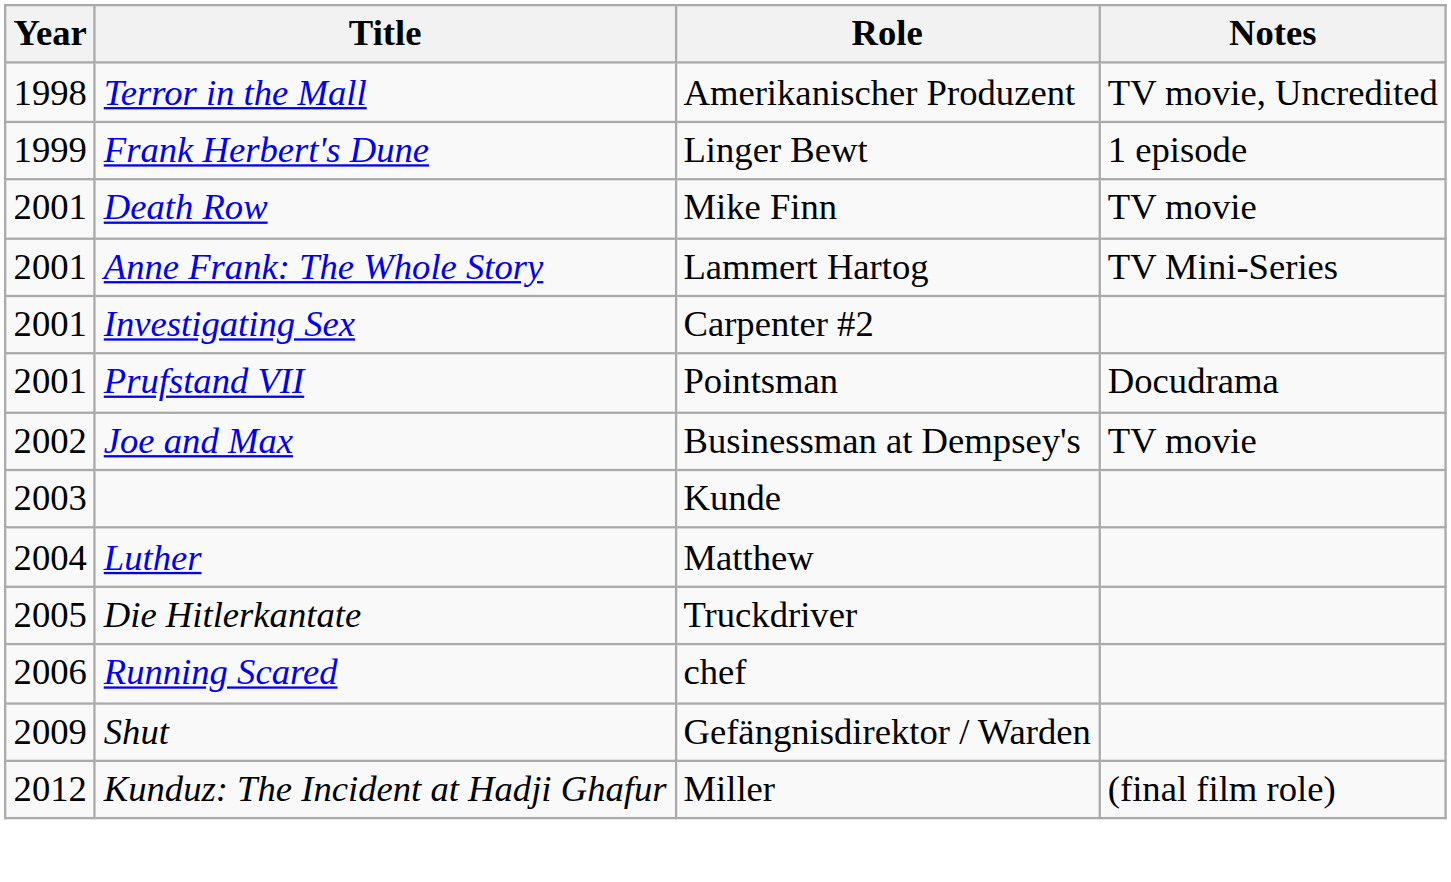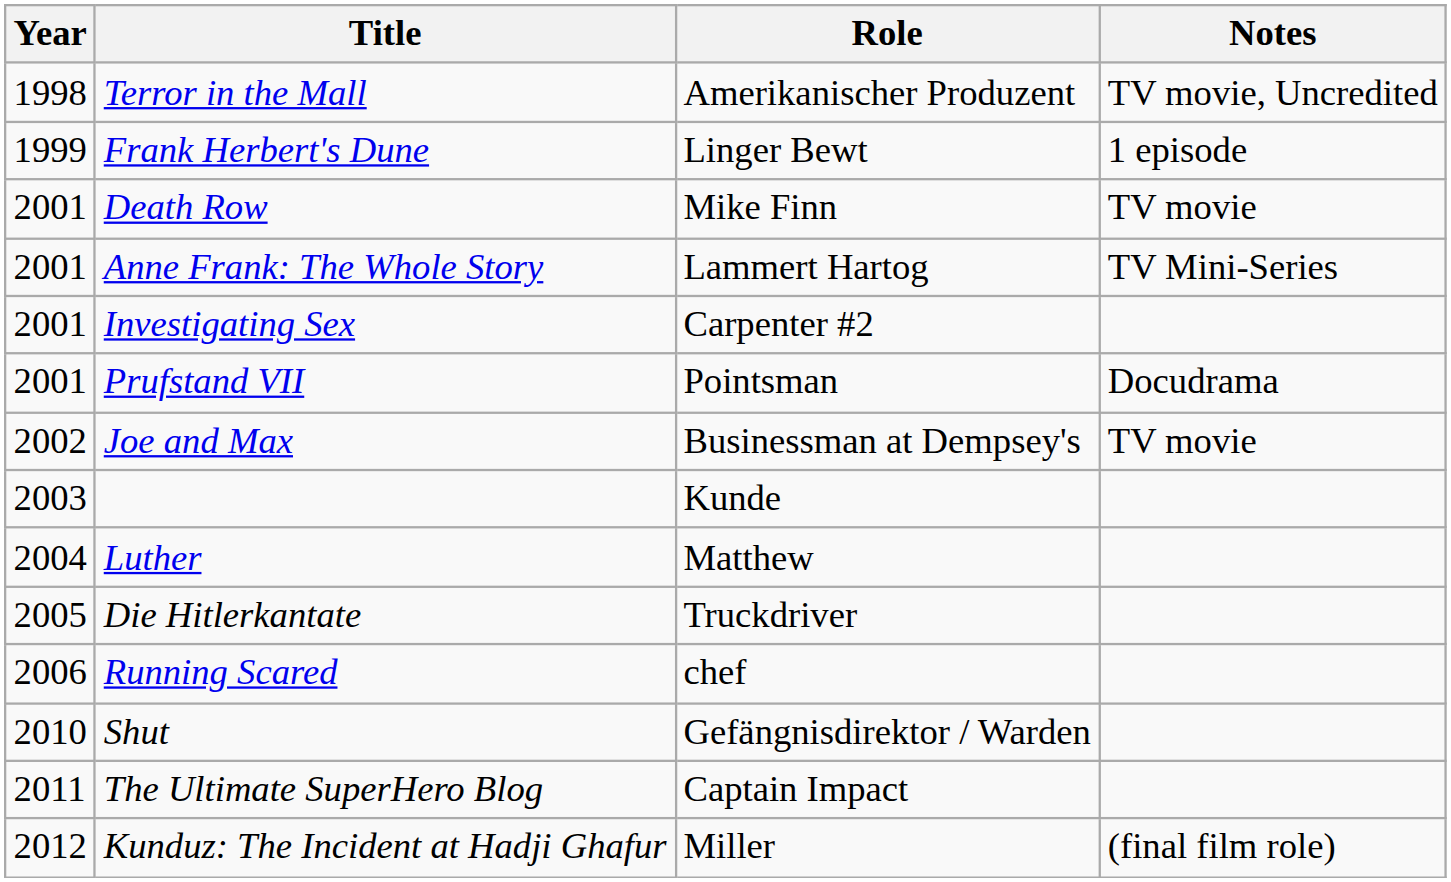(50, 730) 2009 -> (50, 730) 2010
+ row: (323, 788)
